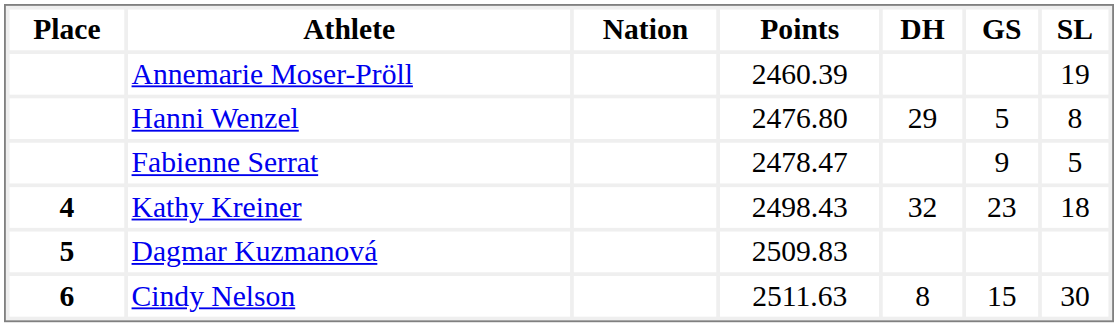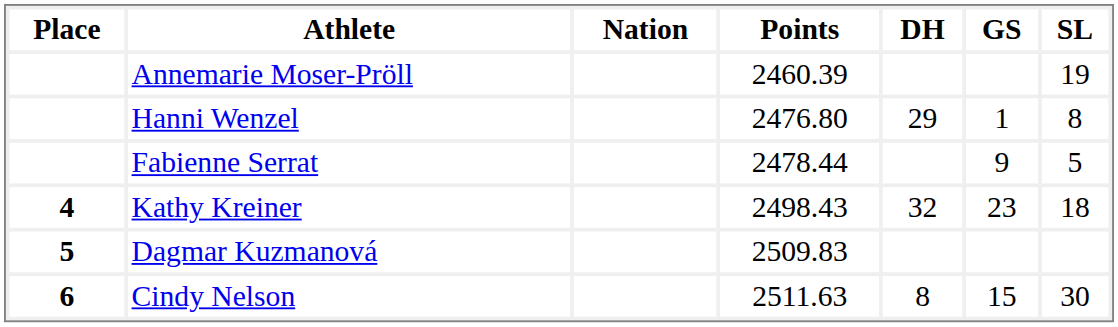(1002, 118) 5 -> (1002, 118) 1
(800, 162) 2478.47 -> (800, 162) 2478.44
